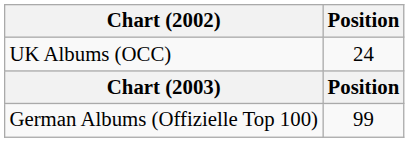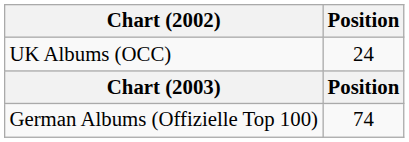(363, 119) 99 -> (363, 119) 74
